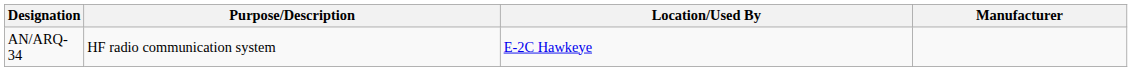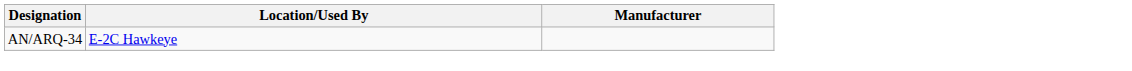- column: (292, 15)
